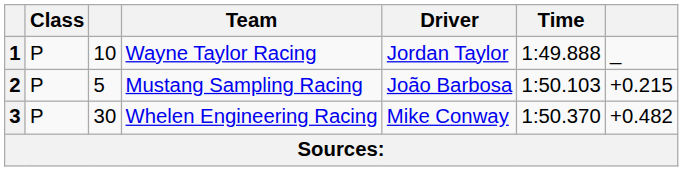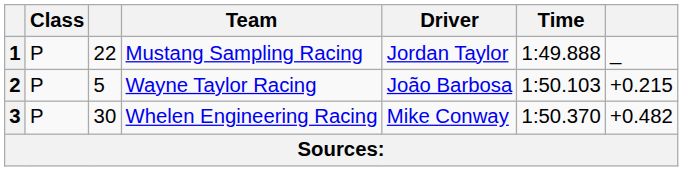(105, 52) 10 -> (105, 52) 22
(221, 52) Wayne Taylor Racing -> (244, 52) Mustang Sampling Racing
(244, 85) Mustang Sampling Racing -> (221, 85) Wayne Taylor Racing
